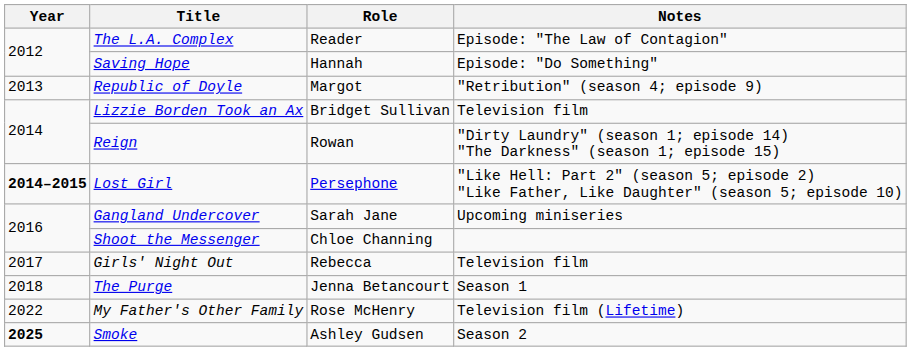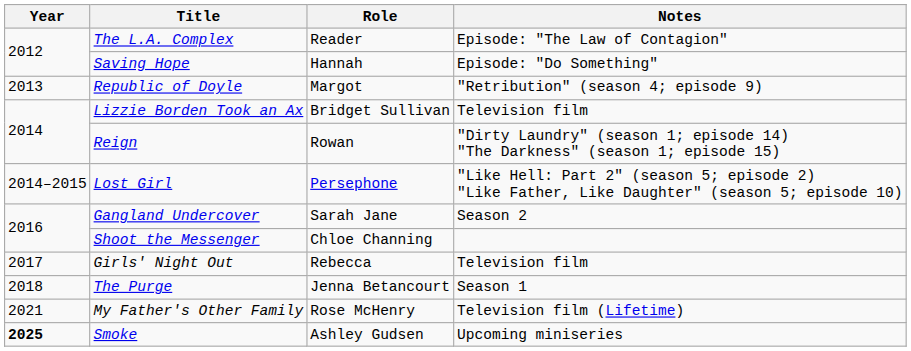(47, 184) bold -> (47, 184) normal
(540, 216) Upcoming miniseries -> (492, 216) Season 2
(26, 311) 2022 -> (26, 311) 2021
(492, 335) Season 2 -> (540, 335) Upcoming miniseries
